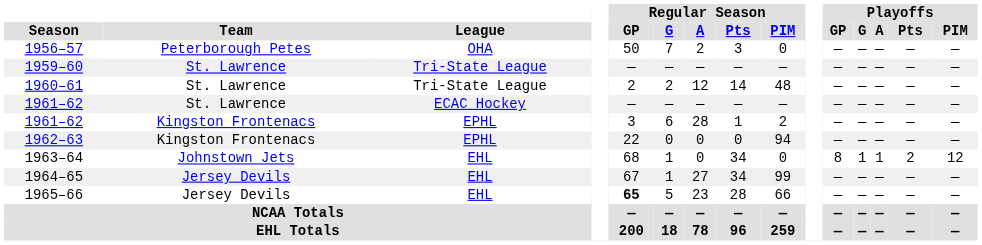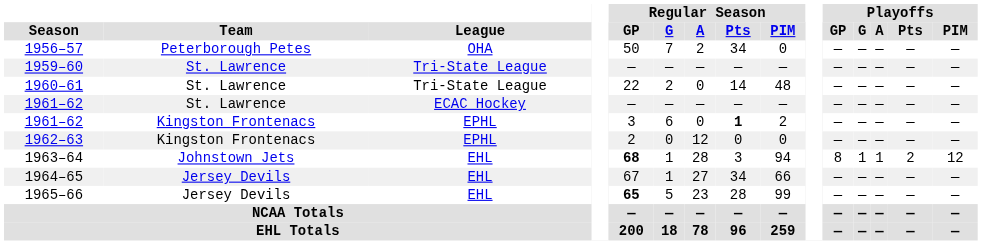(738, 49) 3 -> (738, 49) 34
(631, 86) 2 -> (631, 86) 22
(700, 86) 12 -> (700, 86) 0
(700, 122) 28 -> (700, 122) 0
(738, 122) normal -> (738, 122) bold
(631, 140) 22 -> (631, 140) 2
(700, 140) 0 -> (700, 140) 12
(783, 140) 94 -> (783, 140) 0
(631, 159) normal -> (631, 159) bold
(700, 159) 0 -> (700, 159) 28
(738, 159) 34 -> (738, 159) 3
(783, 159) 0 -> (783, 159) 94
(783, 177) 99 -> (783, 177) 66
(783, 195) 66 -> (783, 195) 99
